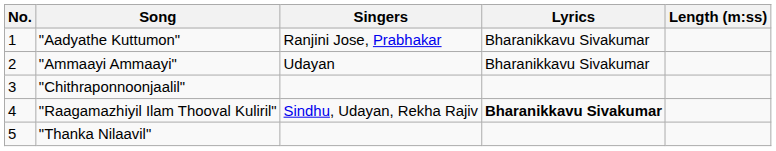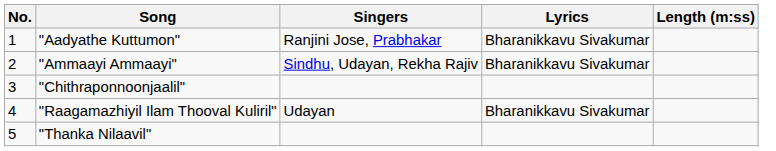(309, 64) Udayan -> (381, 64) Sindhu, Udayan, Rekha Rajiv
(381, 111) Sindhu, Udayan, Rekha Rajiv -> (309, 111) Udayan
(573, 111) bold -> (567, 111) normal
